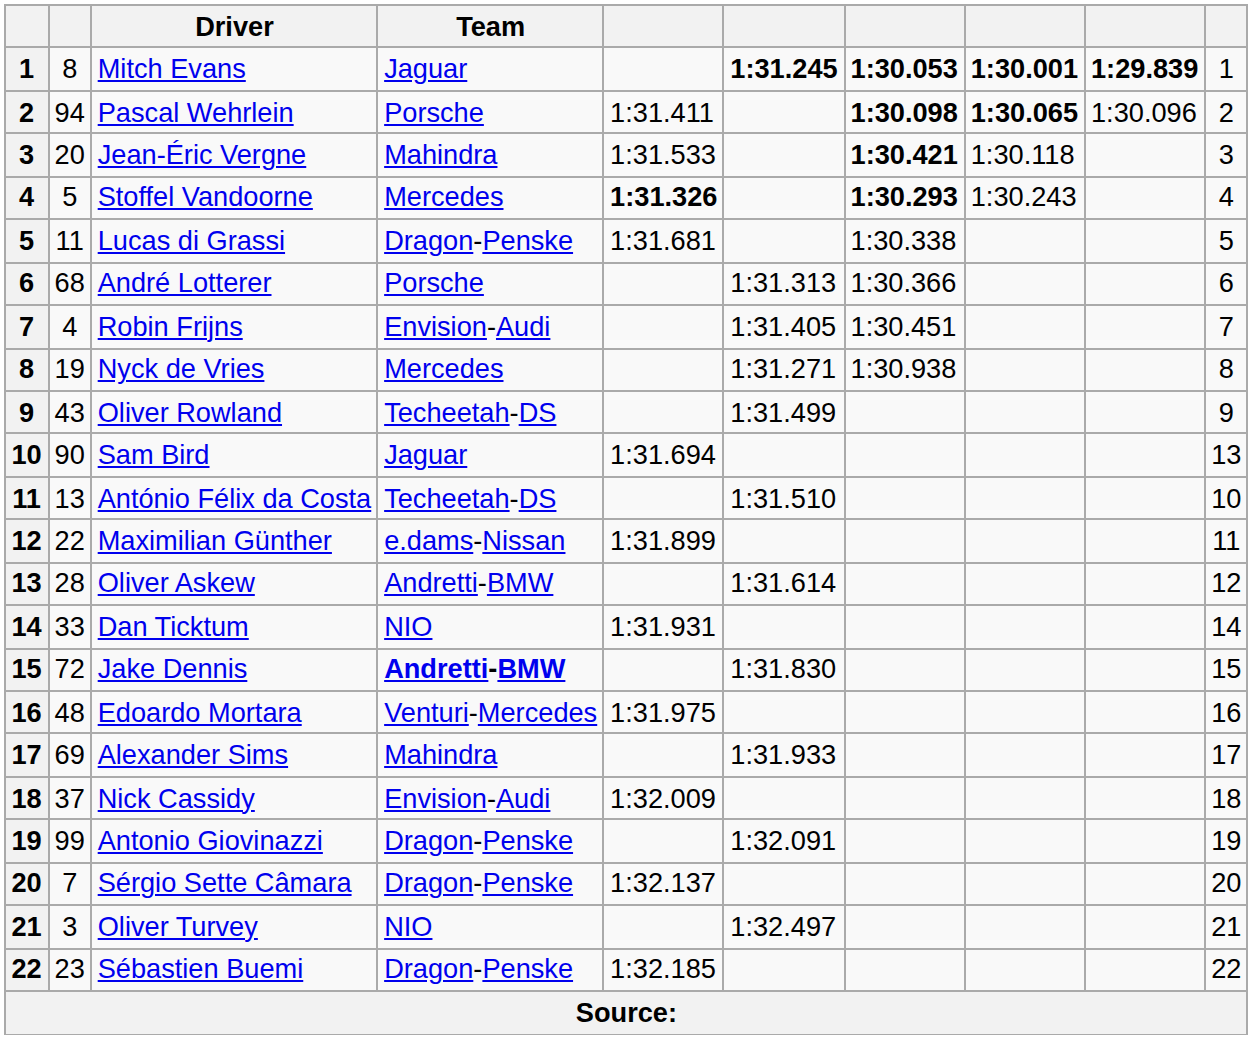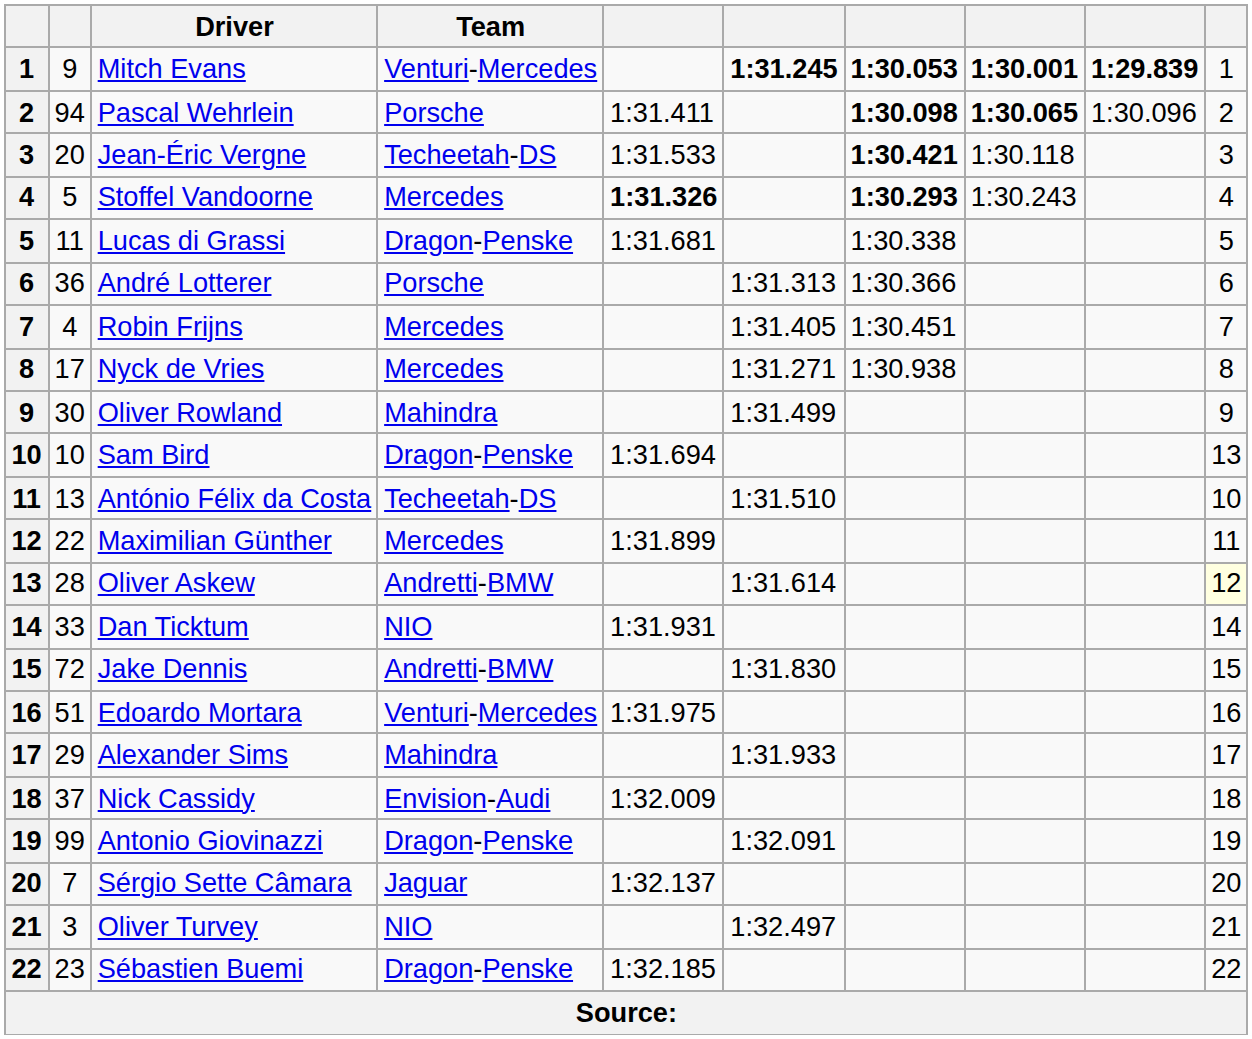(70, 69) 8 -> (70, 69) 9
(426, 69) Jaguar -> (491, 69) Venturi-Mercedes
(441, 155) Mahindra -> (470, 155) Techeetah-DS
(70, 283) 68 -> (70, 283) 36
(467, 326) Envision-Audi -> (444, 326) Mercedes
(70, 369) 19 -> (70, 369) 17
(70, 412) 43 -> (70, 412) 30
(470, 412) Techeetah-DS -> (441, 412) Mahindra
(70, 455) 90 -> (70, 455) 10
(426, 455) Jaguar -> (479, 455) Dragon-Penske
(475, 541) e.dams-Nissan -> (444, 541) Mercedes
(1226, 583) no background -> (1226, 583) lightyellow background
(475, 669) bold -> (469, 669) normal
(70, 712) 48 -> (70, 712) 51
(70, 755) 69 -> (70, 755) 29
(479, 884) Dragon-Penske -> (426, 884) Jaguar
